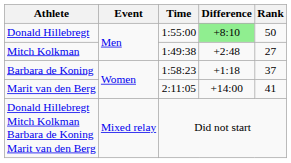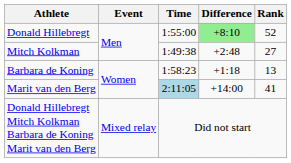(270, 33) 50 -> (270, 33) 52
(270, 70) 37 -> (270, 70) 13
(179, 89) no background -> (179, 89) lightblue background
